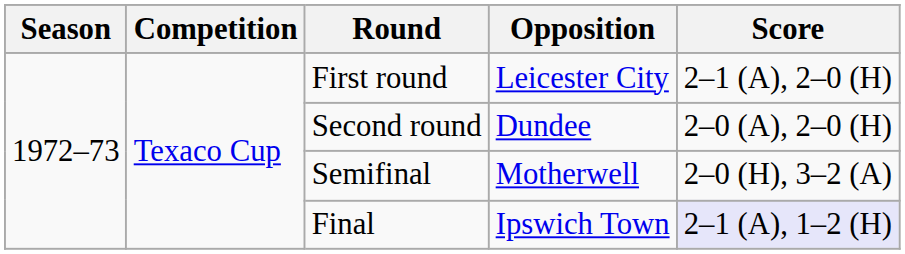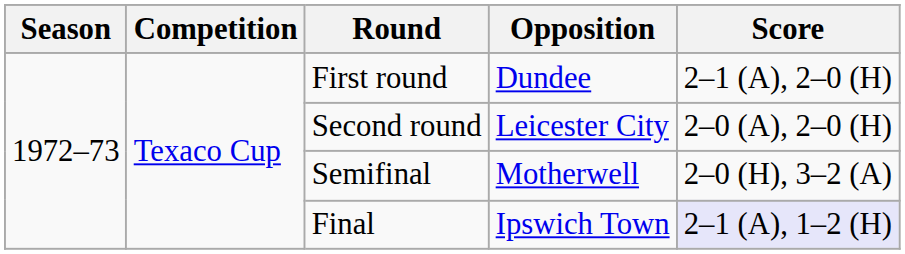(582, 77) Leicester City -> (543, 77) Dundee
(543, 126) Dundee -> (582, 126) Leicester City
